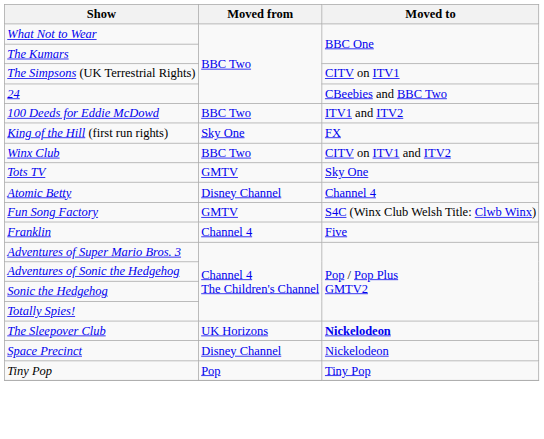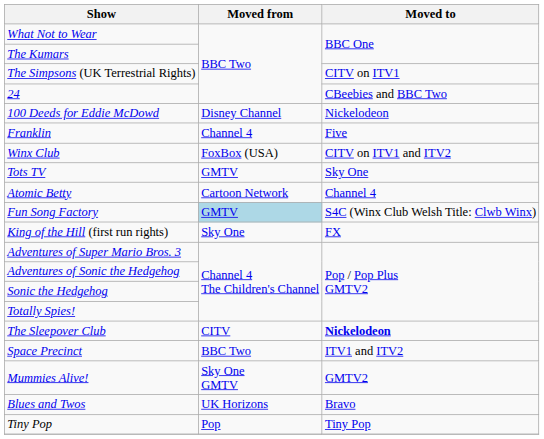(226, 113) BBC Two -> (241, 113) Disney Channel
(364, 113) ITV1 and ITV2 -> (357, 113) Nickelodeon
rows swapped: (29, 232) <-> (88, 133)
(226, 152) BBC Two -> (239, 152) FoxBox (USA)
(241, 192) Disney Channel -> (245, 192) Cartoon Network
(220, 212) no background -> (220, 212) lightblue background
(235, 331) UK Horizons -> (216, 331) CITV
(241, 350) Disney Channel -> (226, 350) BBC Two
(357, 350) Nickelodeon -> (364, 350) ITV1 and ITV2
+ row: (48, 377)
+ row: (46, 404)
